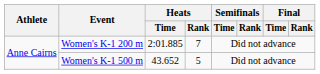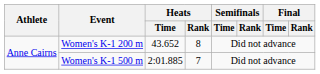(165, 44) 2:01.885 -> (165, 44) 43.652
(198, 44) 7 -> (198, 44) 8
(165, 61) 43.652 -> (165, 61) 2:01.885
(198, 61) 5 -> (198, 61) 7
